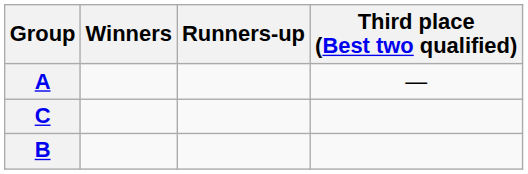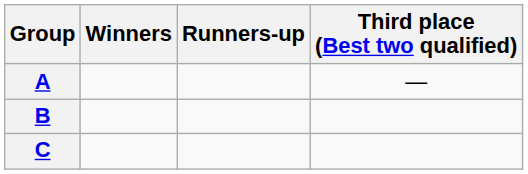rows swapped: (43, 150) <-> (43, 116)
